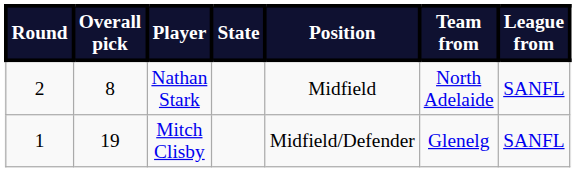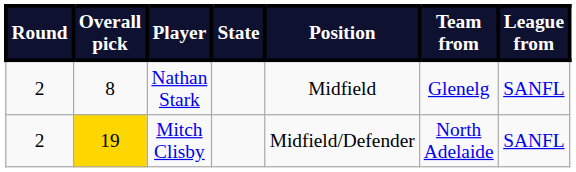(459, 88) North Adelaide -> (459, 88) Glenelg
(39, 140) 1 -> (39, 140) 2
(110, 140) no background -> (110, 140) gold background
(459, 140) Glenelg -> (459, 140) North Adelaide
